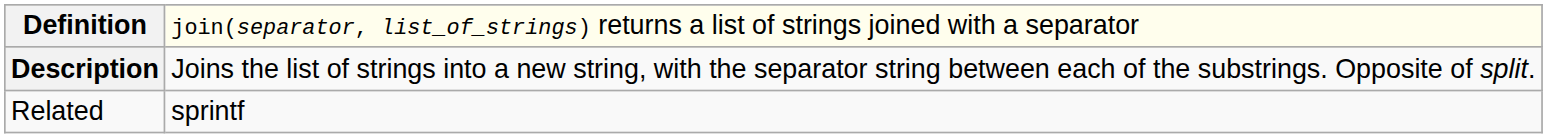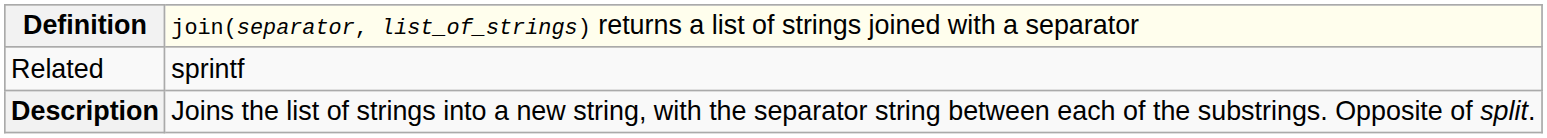rows swapped: (85, 68) <-> (57, 111)
